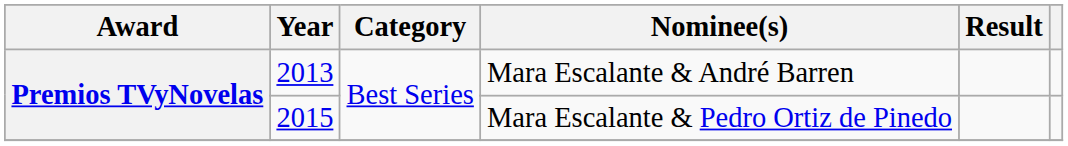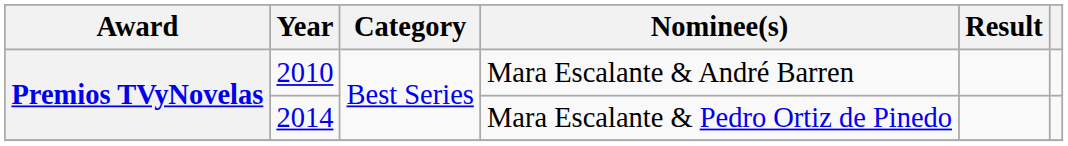(305, 72) 2013 -> (305, 72) 2010
(305, 117) 2015 -> (305, 117) 2014
